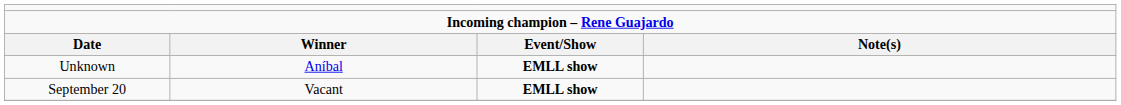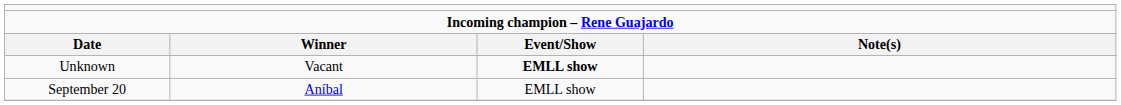(324, 66) Aníbal -> (324, 66) Vacant
(324, 89) Vacant -> (324, 89) Aníbal
(560, 89) bold -> (560, 89) normal
